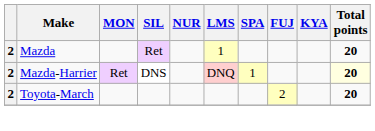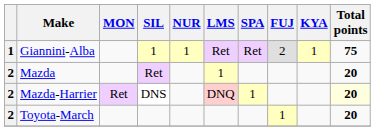+ row: (57, 51)
(282, 93) 2 -> (282, 115) 1
